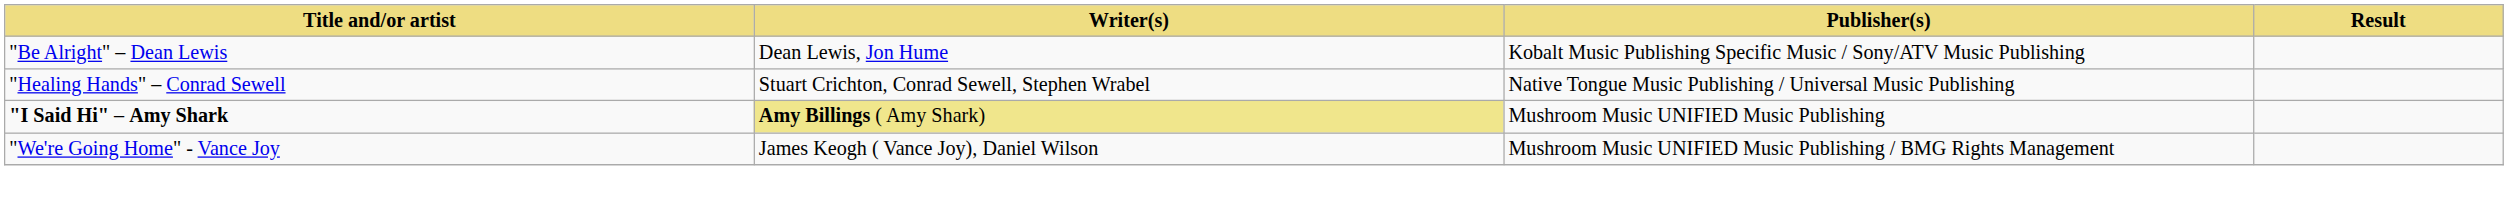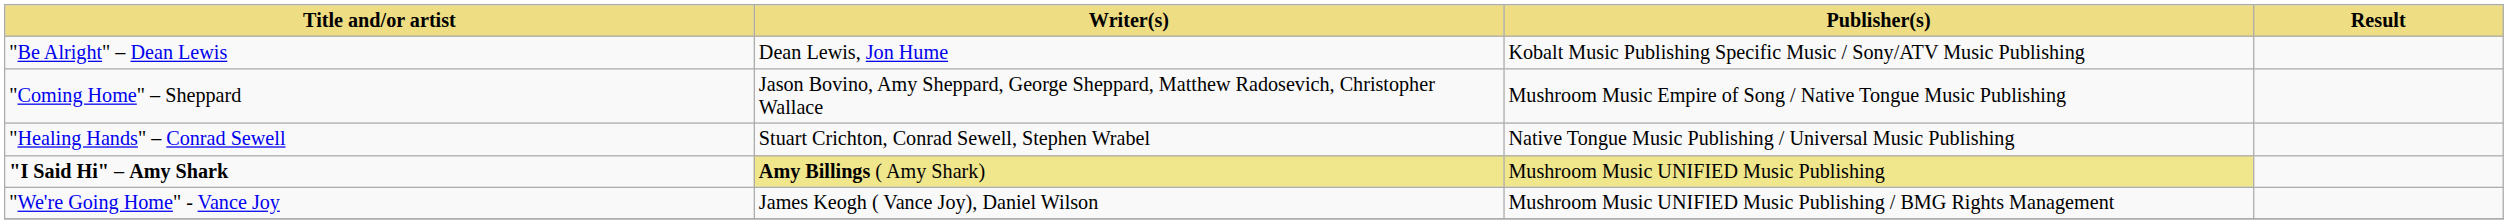+ row: (125, 95)
(1697, 116) no background -> (1697, 171) khaki background
